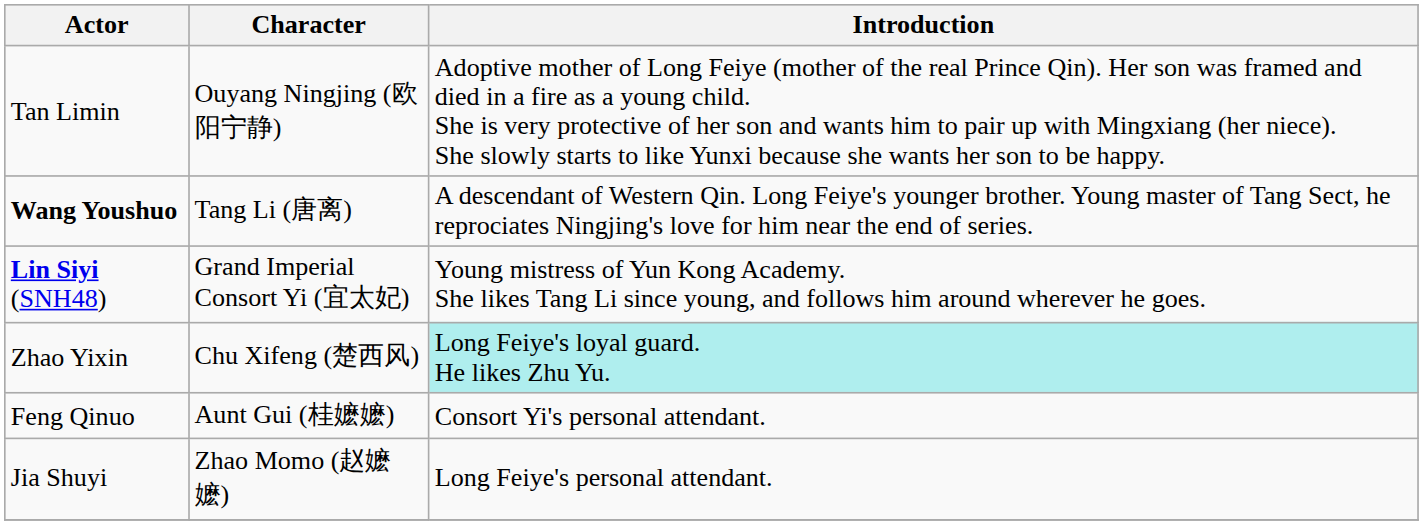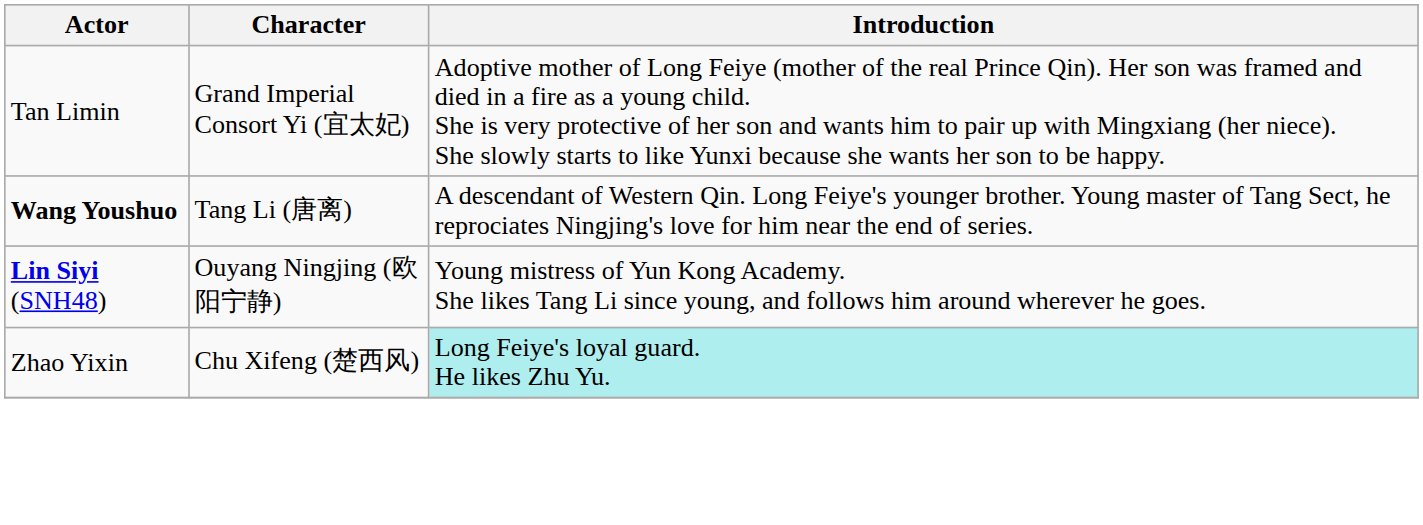(306, 109) Ouyang Ningjing (欧阳宁静) -> (302, 108) Grand Imperial Consort Yi (宜太妃)
(302, 282) Grand Imperial Consort Yi (宜太妃) -> (306, 285) Ouyang Ningjing (欧阳宁静)
- row: (73, 415)
- row: (59, 478)
